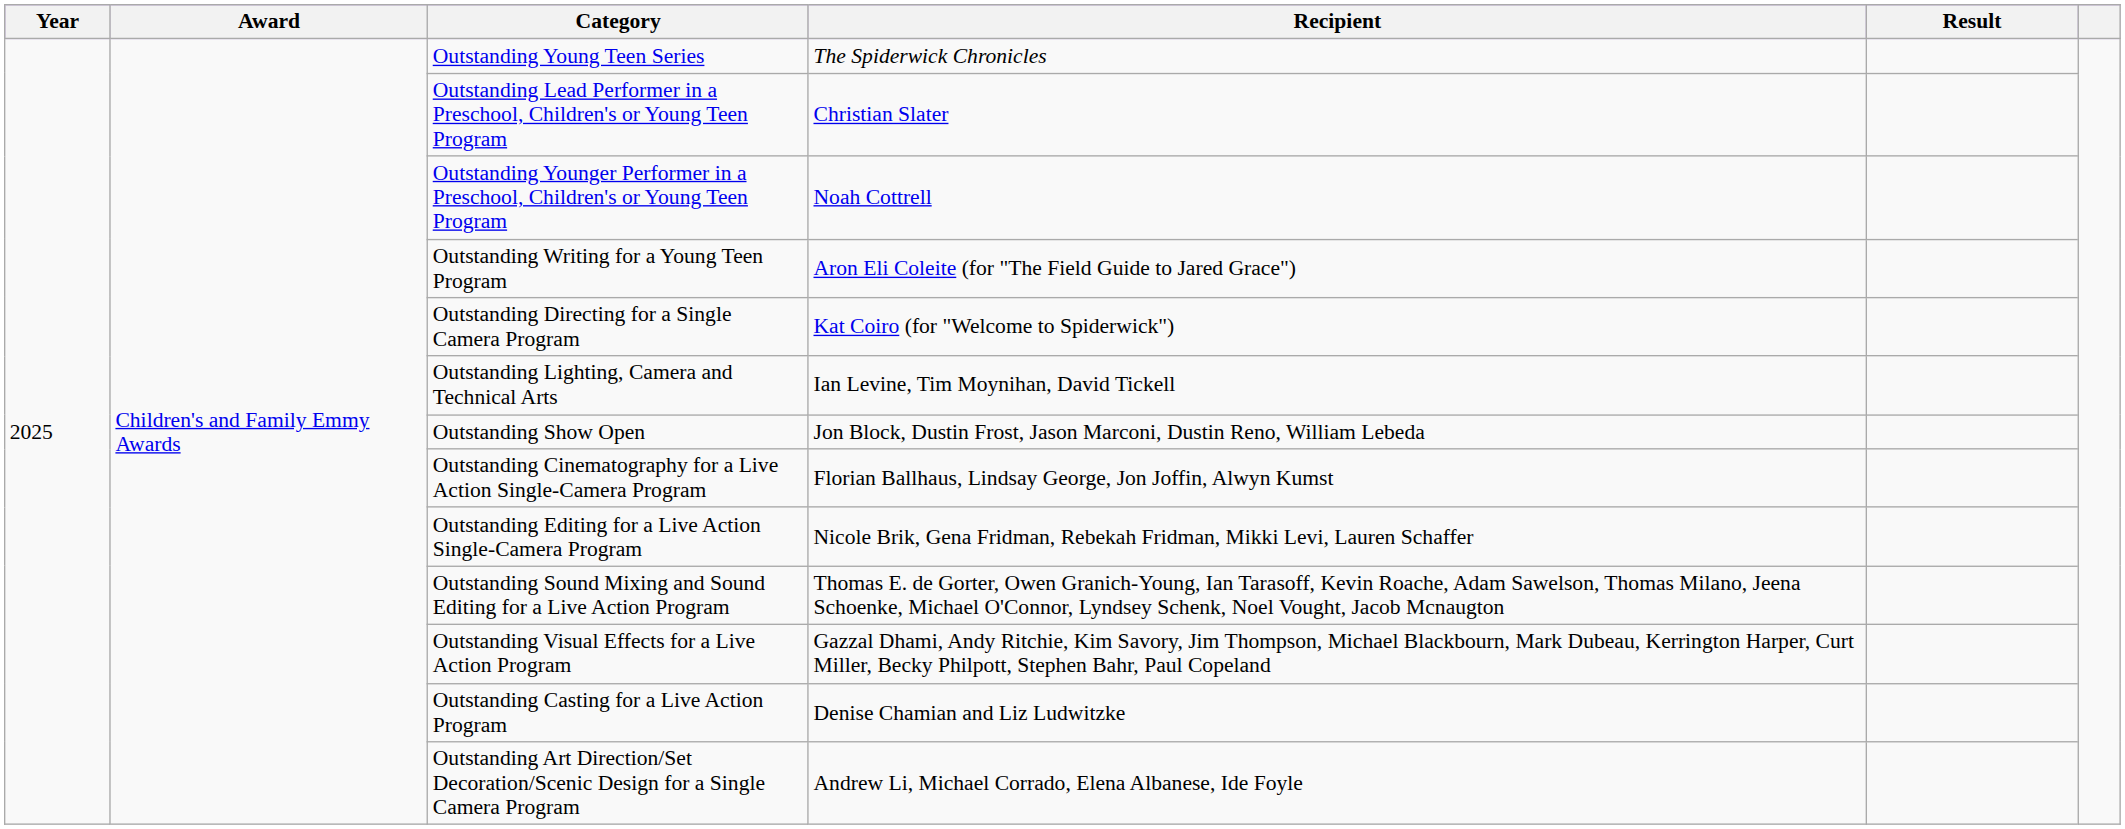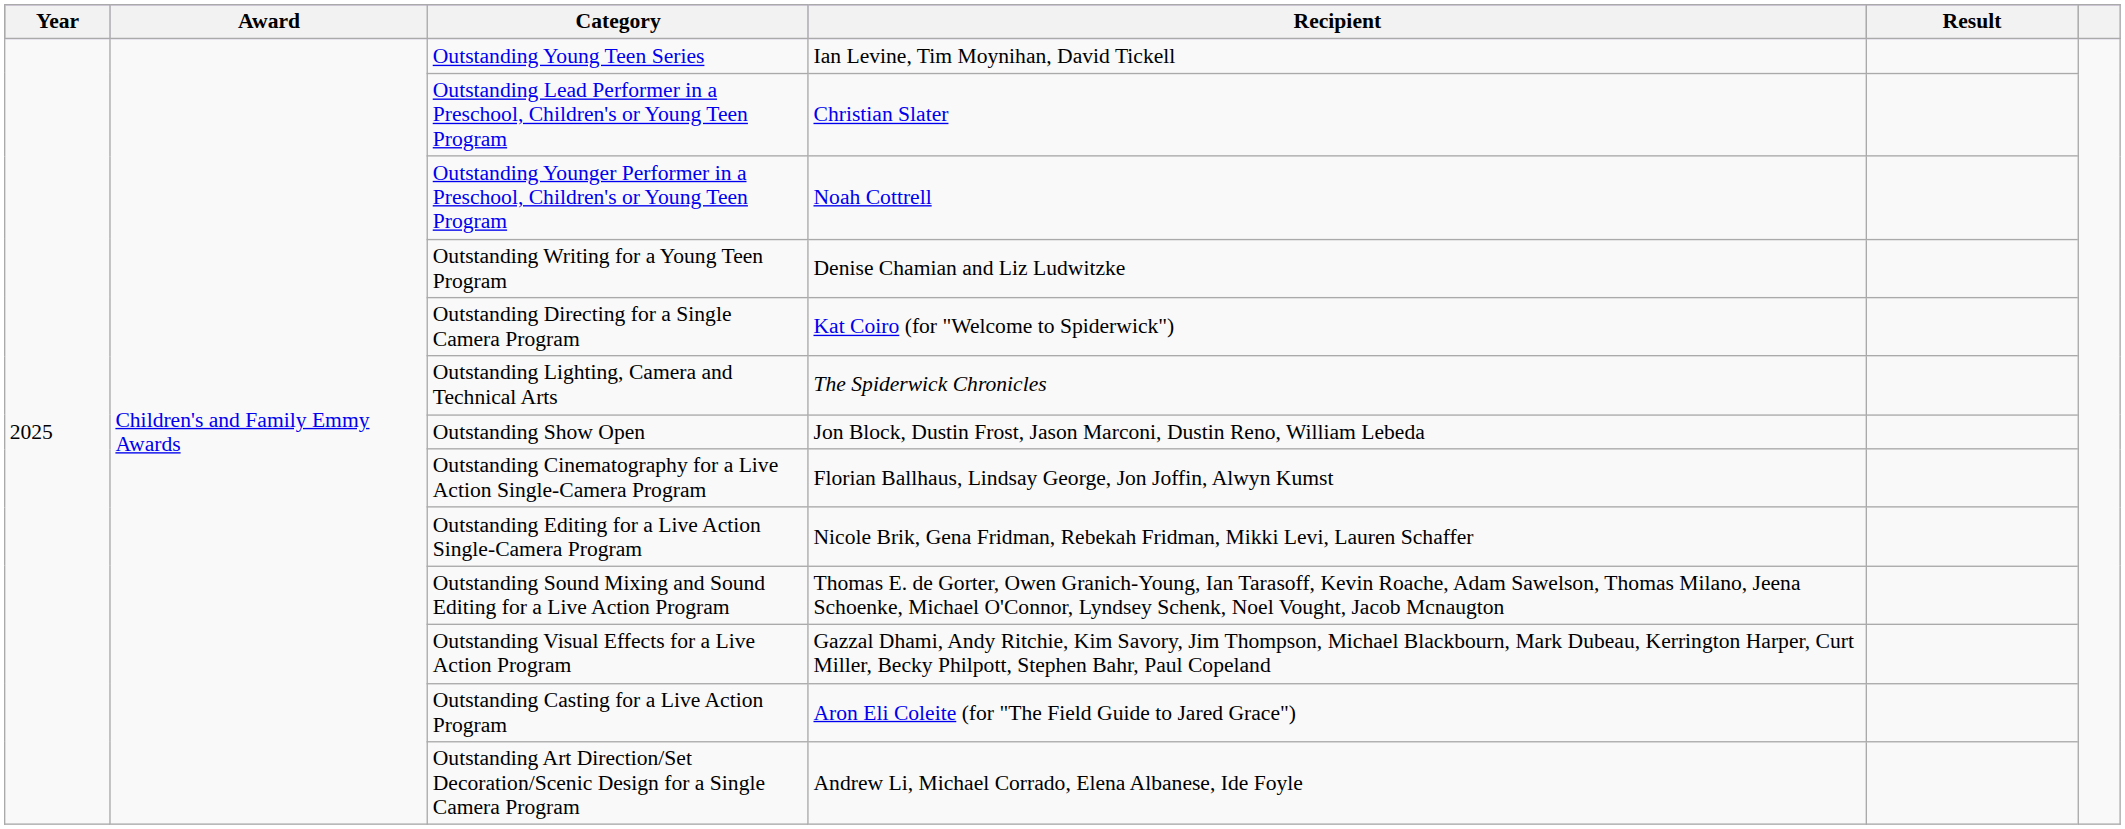(930, 55) The Spiderwick Chronicles -> (994, 55) Ian Levine, Tim Moynihan, David Tickell
(1055, 268) Aron Eli Coleite (for "The Field Guide to Jared Grace") -> (969, 268) Denise Chamian and Liz Ludwitzke
(994, 385) Ian Levine, Tim Moynihan, David Tickell -> (930, 385) The Spiderwick Chronicles
(969, 712) Denise Chamian and Liz Ludwitzke -> (1055, 712) Aron Eli Coleite (for "The Field Guide to Jared Grace")
